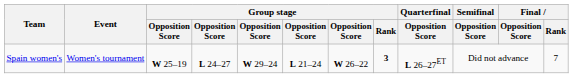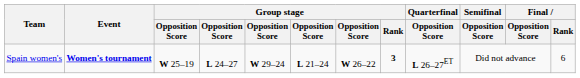(105, 58) normal -> (109, 58) bold
(556, 58) 7 -> (563, 58) 6
